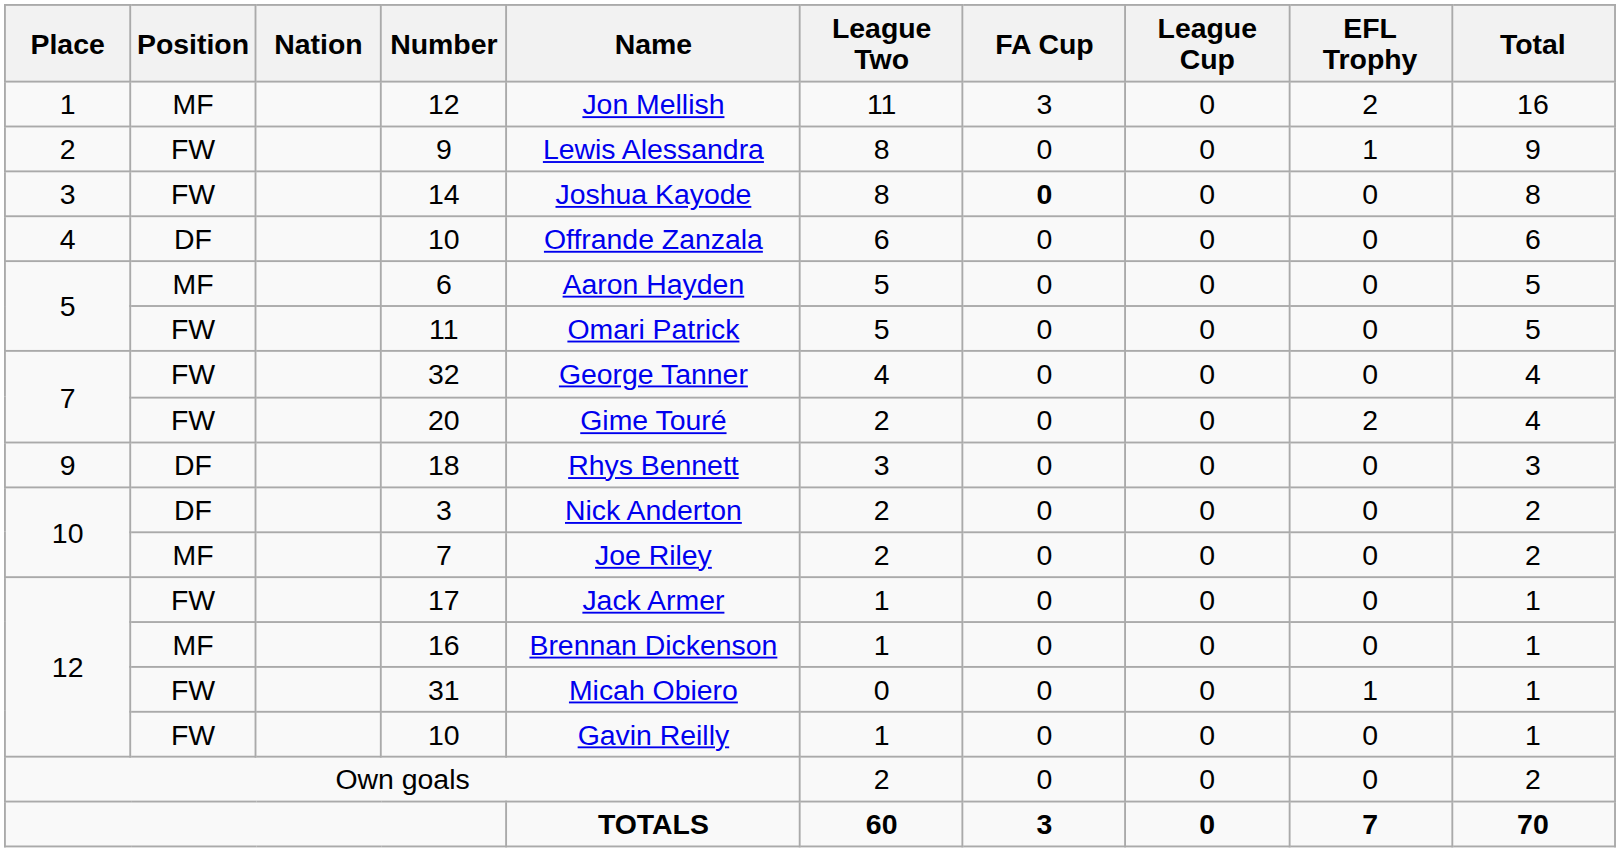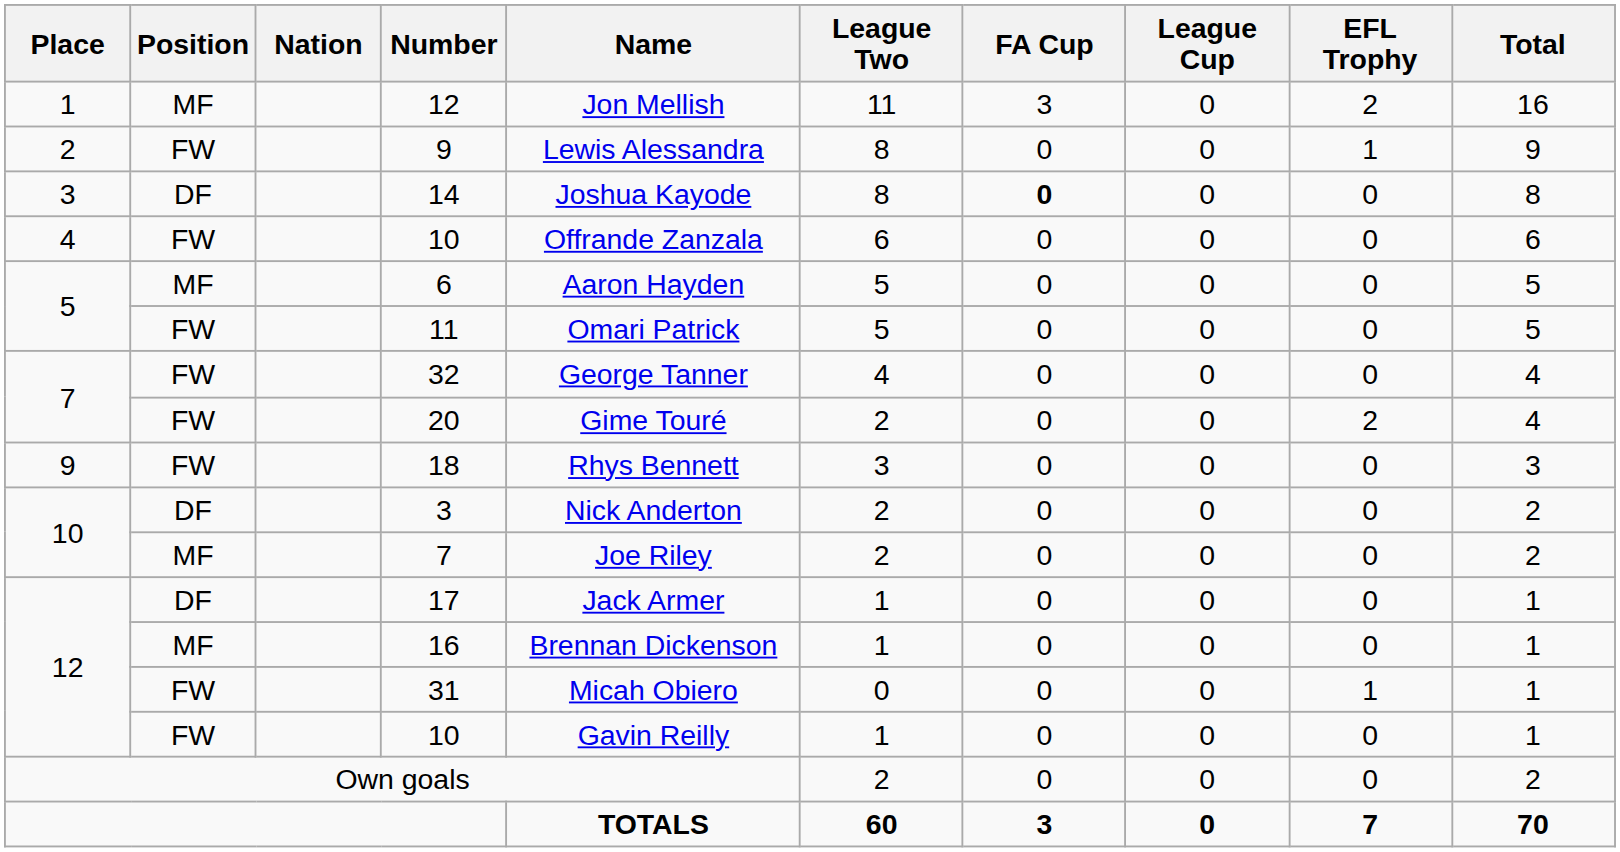(193, 194) FW -> (193, 194) DF
(193, 239) DF -> (193, 239) FW
(193, 464) DF -> (193, 464) FW
(193, 599) FW -> (193, 599) DF
